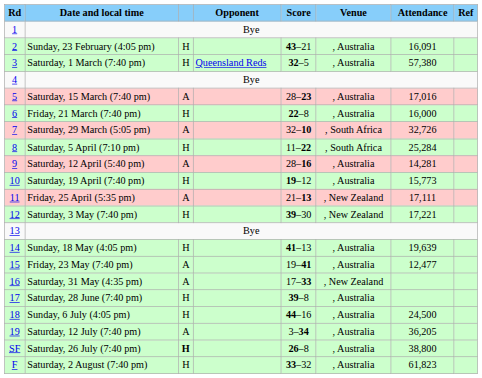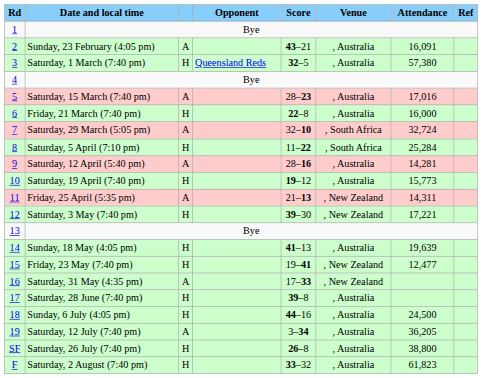(186, 46) H -> (186, 46) A
(423, 130) 32,726 -> (422, 130) 32,724
(423, 197) 17,111 -> (422, 197) 14,311
(186, 264) A -> (186, 264) H
(354, 264) , Australia -> (353, 264) , New Zealand
(186, 348) bold -> (186, 348) normal
